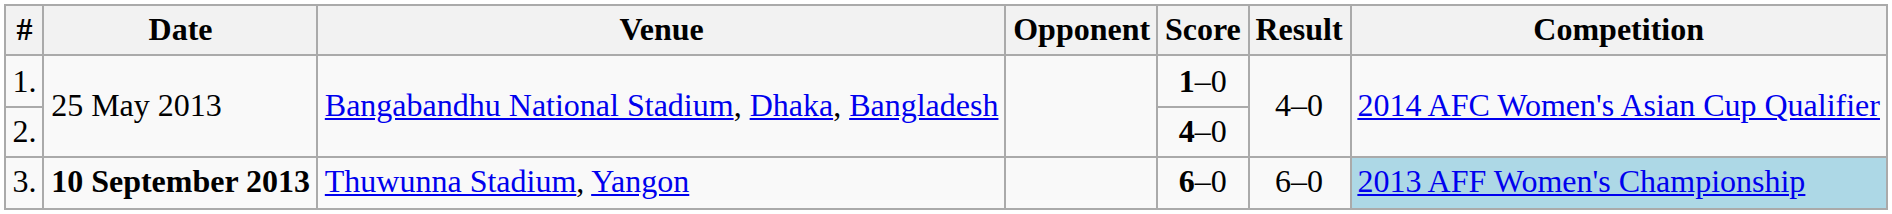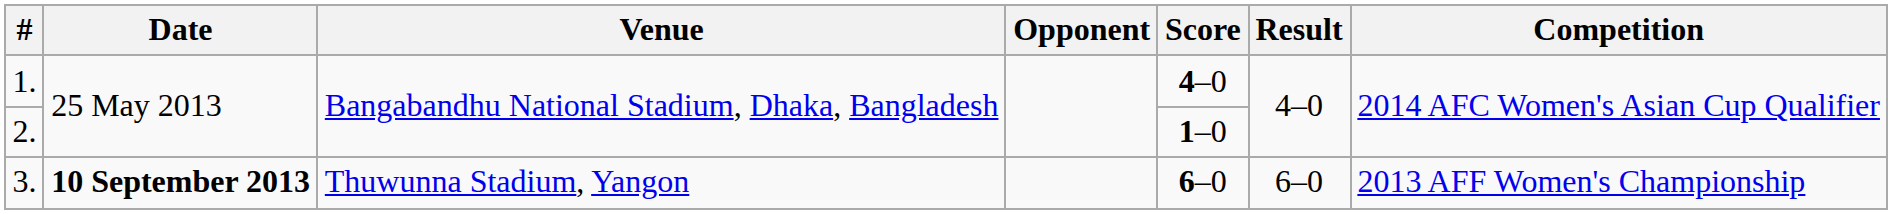(1203, 80) 1–0 -> (1203, 80) 4–0
(1203, 131) 4–0 -> (1203, 131) 1–0
(1581, 182) lightblue background -> (1581, 182) no background
